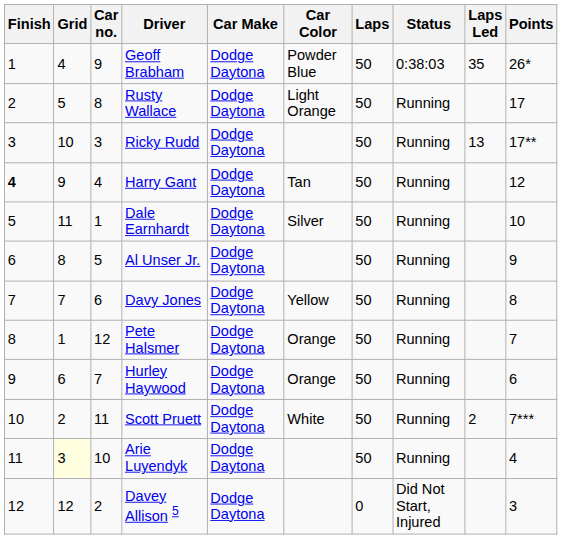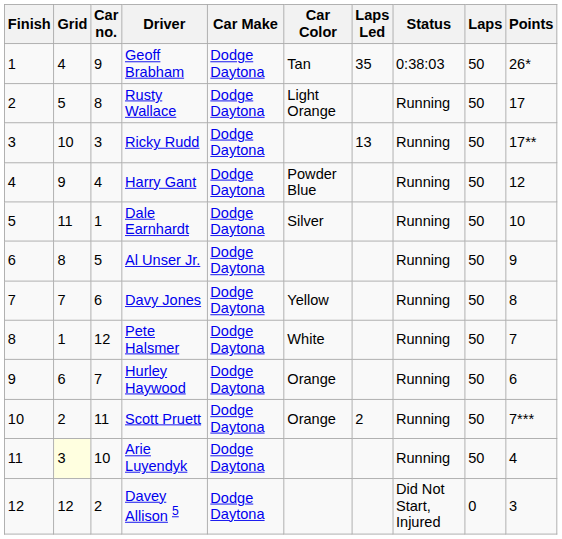columns swapped: (372, 24) <-> (485, 24)
(318, 64) Powder Blue -> (318, 64) Tan
(12, 182) bold -> (12, 182) normal
(318, 182) Tan -> (318, 182) Powder Blue
(318, 340) Orange -> (318, 340) White
(318, 419) White -> (318, 419) Orange
